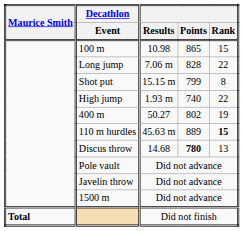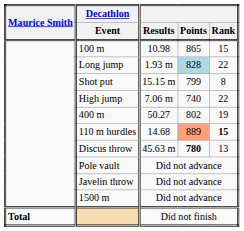(159, 65) 7.06 m -> (159, 65) 1.93 m
(193, 65) no background -> (193, 65) lightblue background
(159, 99) 1.93 m -> (159, 99) 7.06 m
(159, 132) 45.63 m -> (159, 132) 14.68
(193, 132) no background -> (193, 132) lightsalmon background
(159, 149) 14.68 -> (159, 149) 45.63 m
